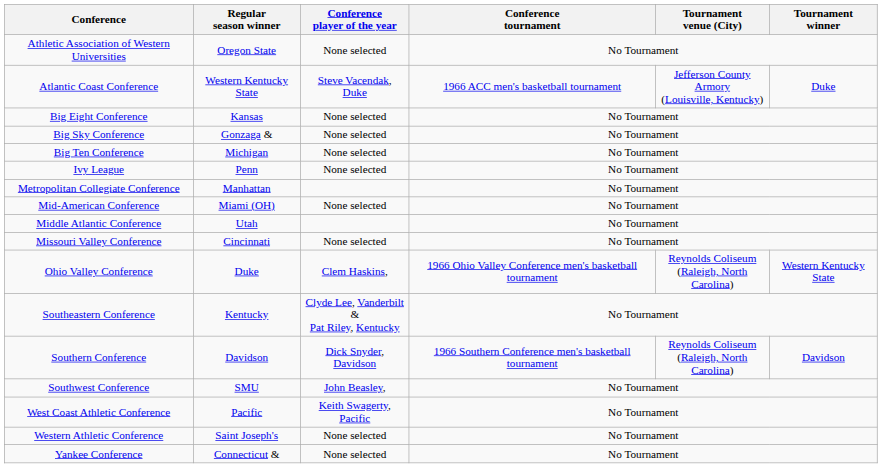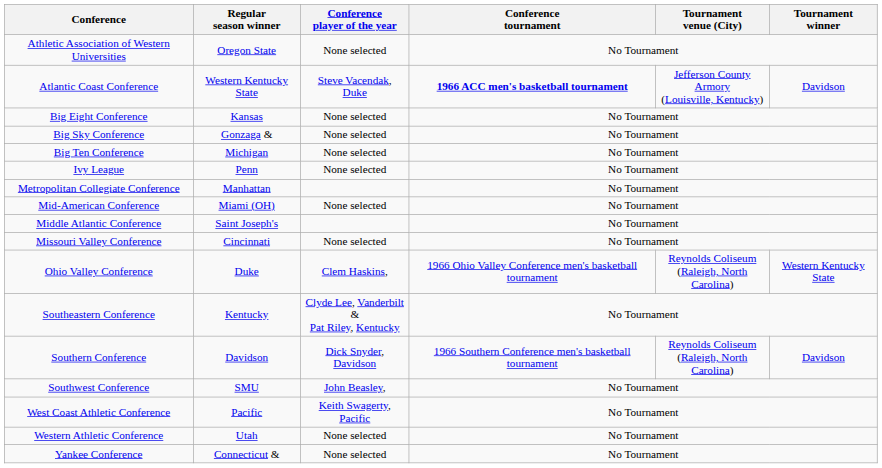(532, 86) normal -> (532, 86) bold
(823, 86) Duke -> (823, 86) Davidson
(247, 223) Utah -> (247, 223) Saint Joseph's
(247, 436) Saint Joseph's -> (247, 436) Utah
